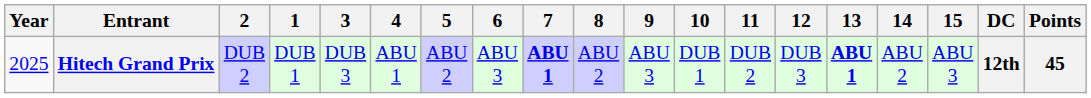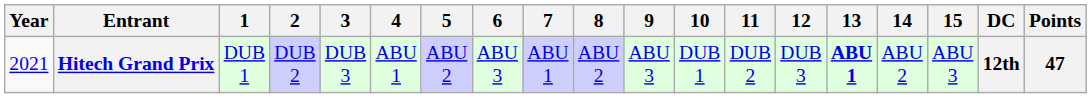columns swapped: (295, 20) <-> (244, 20)
(29, 64) 2025 -> (29, 64) 2021
(548, 64) bold -> (548, 64) normal
(1055, 64) 45 -> (1055, 64) 47
